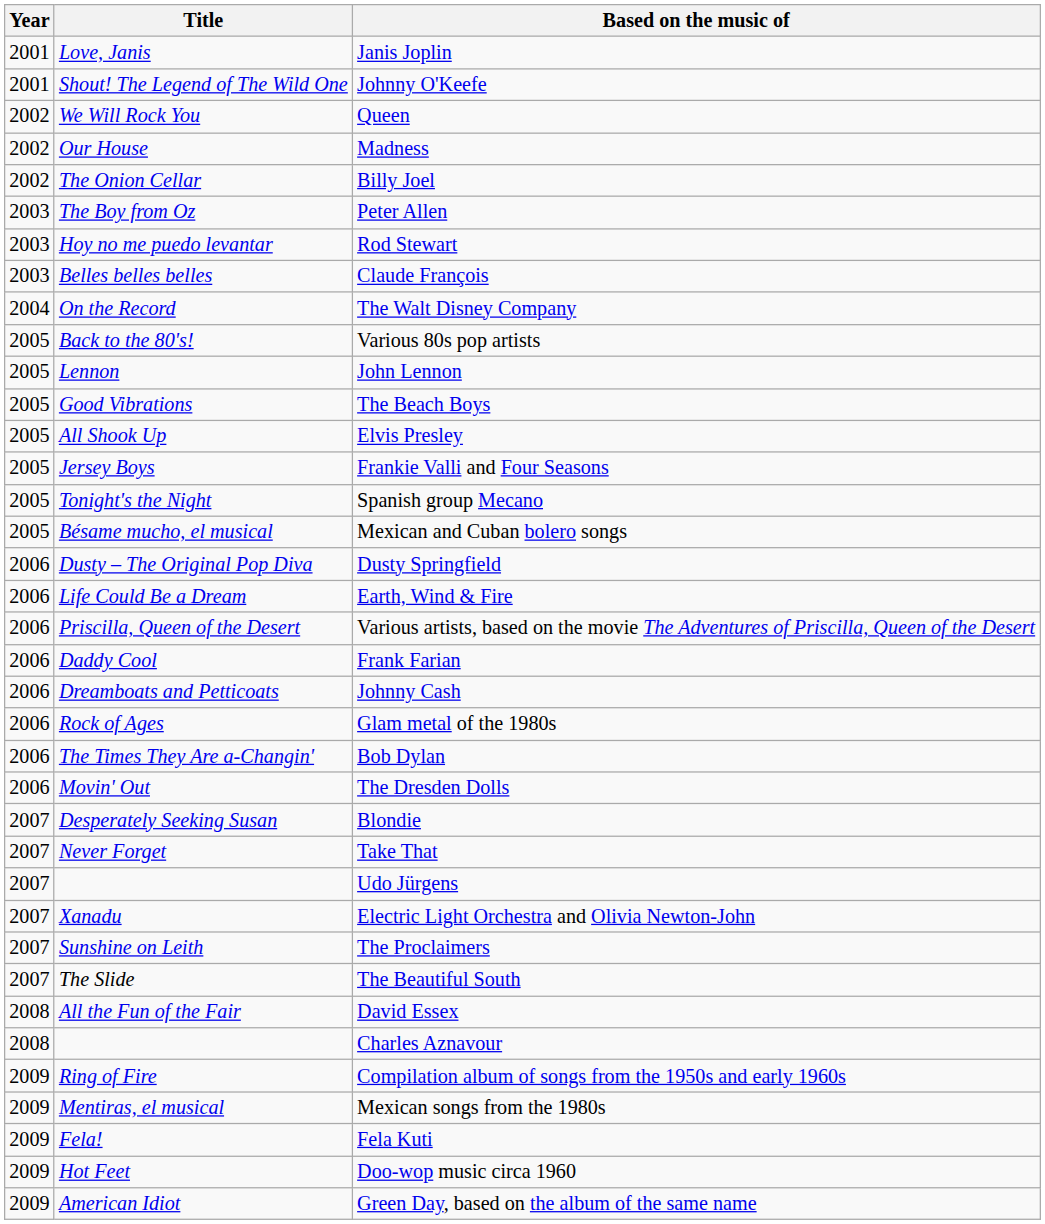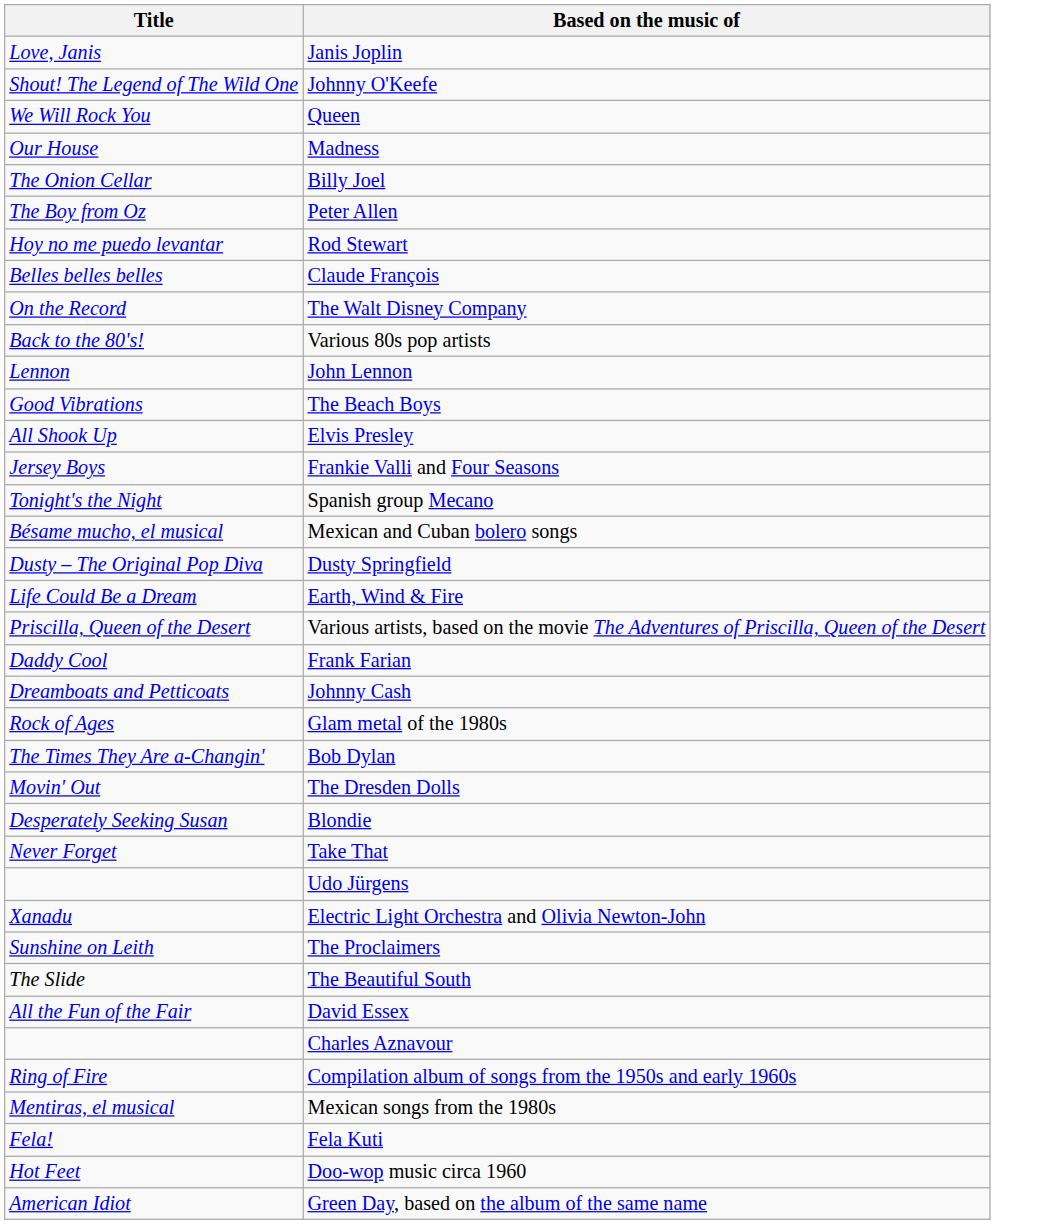- column: (29, 20)
